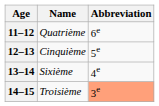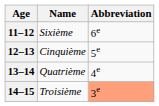(62, 32) Quatrième -> (56, 32) Sixième
(56, 71) Sixième -> (62, 71) Quatrième
